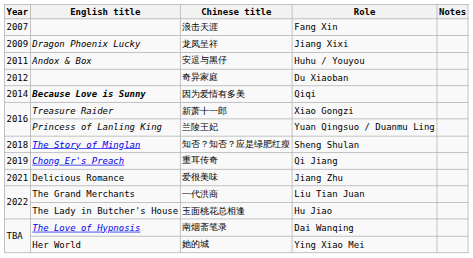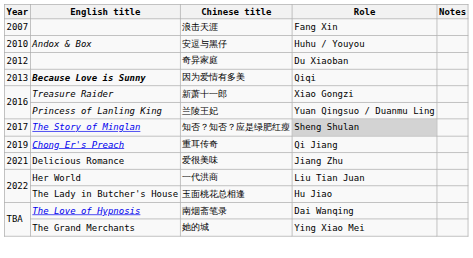- row: (200, 44)
(17, 61) 2011 -> (17, 44) 2010
(17, 94) 2014 -> (17, 77) 2013
(17, 144) 2018 -> (17, 127) 2017
(327, 144) no background -> (327, 127) lightgrey background
(84, 194) The Grand Merchants -> (57, 178) Her World
(57, 244) Her World -> (84, 228) The Grand Merchants
